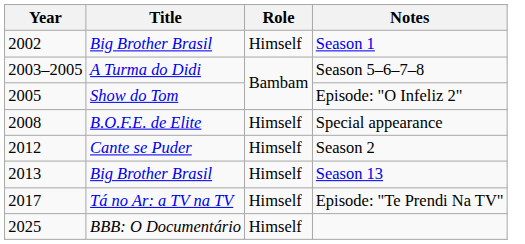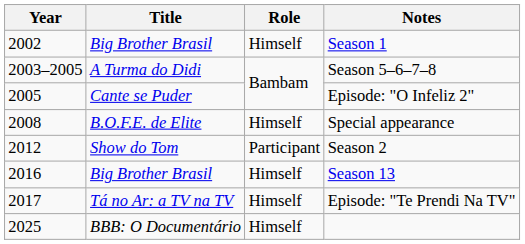(134, 95) Show do Tom -> (141, 95) Cante se Puder
(141, 148) Cante se Puder -> (134, 148) Show do Tom
(275, 148) Himself -> (284, 148) Participant
(25, 174) 2013 -> (25, 174) 2016
